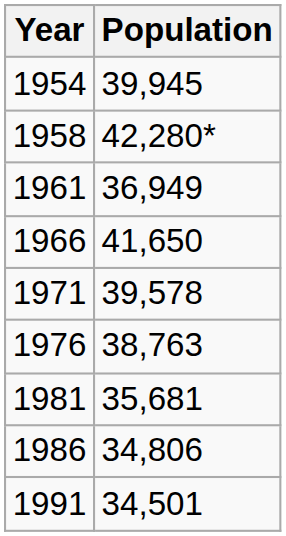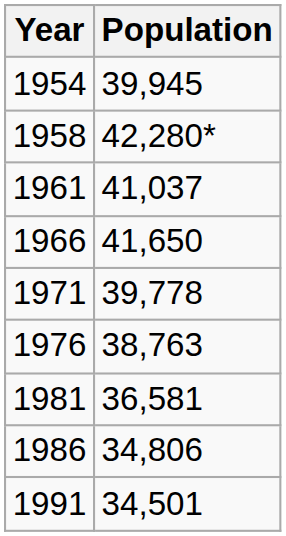(152, 188) 36,949 -> (152, 188) 41,037
(152, 293) 39,578 -> (152, 293) 39,778
(152, 398) 35,681 -> (152, 398) 36,581
